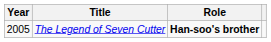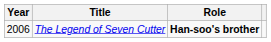(18, 29) 2005 -> (18, 29) 2006
